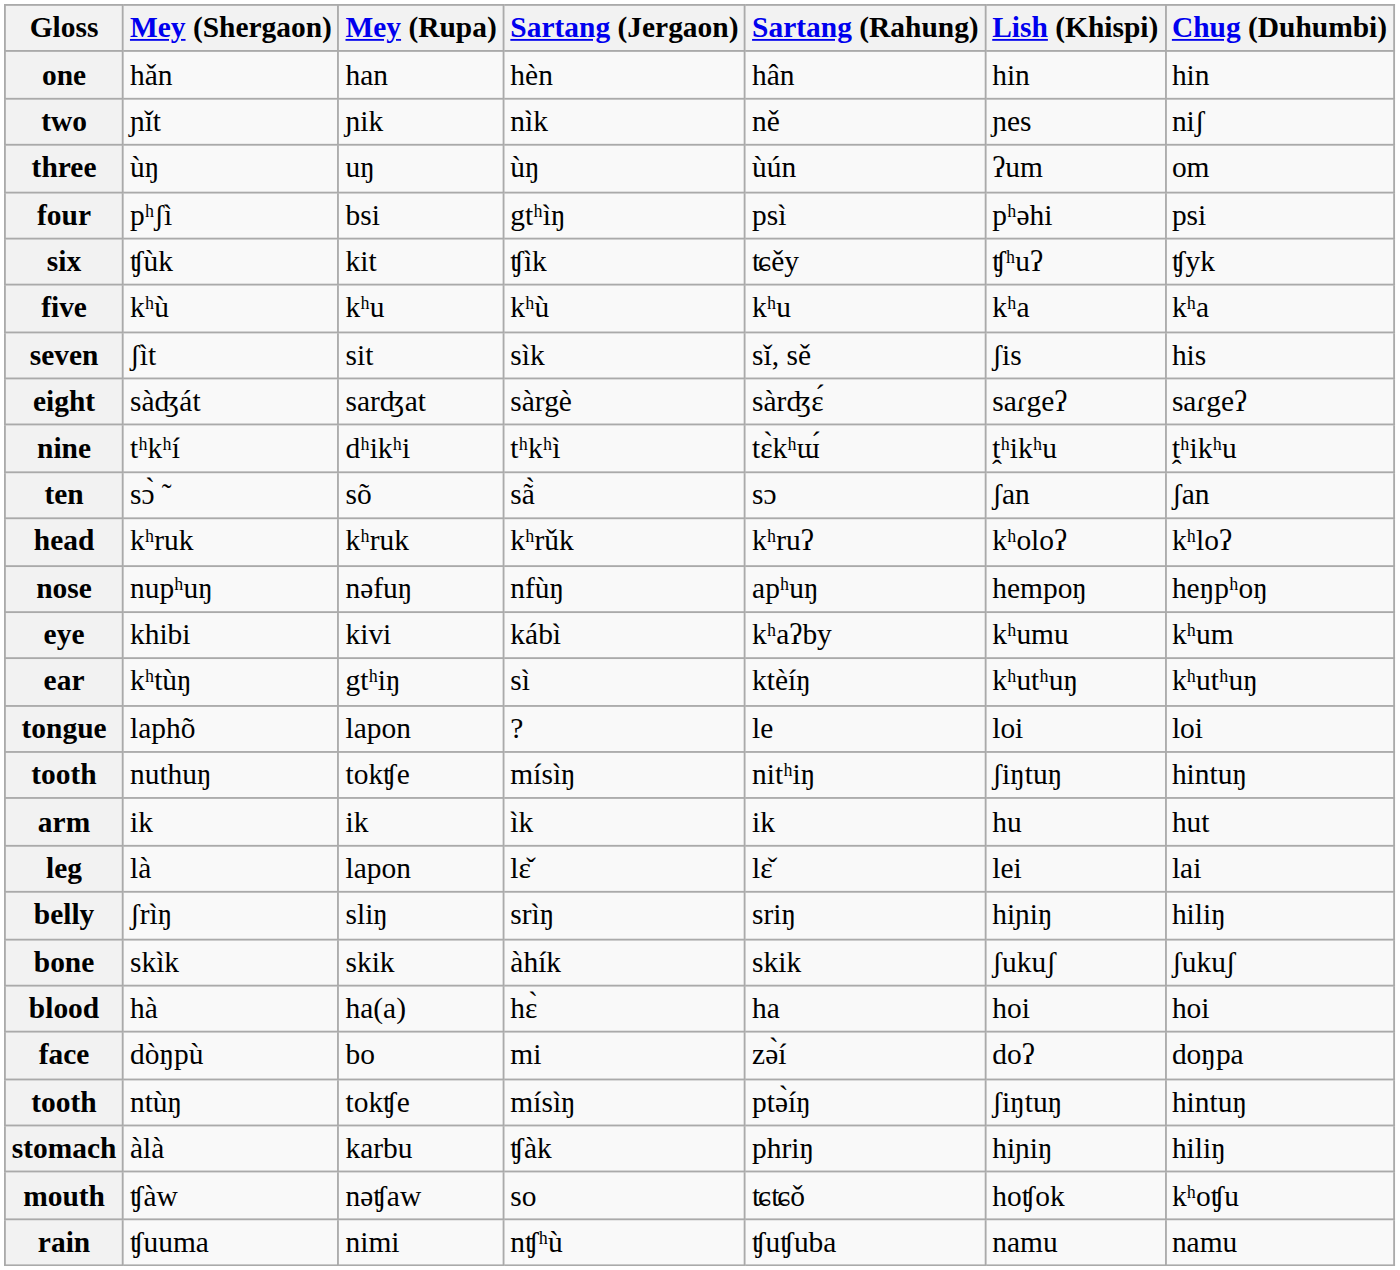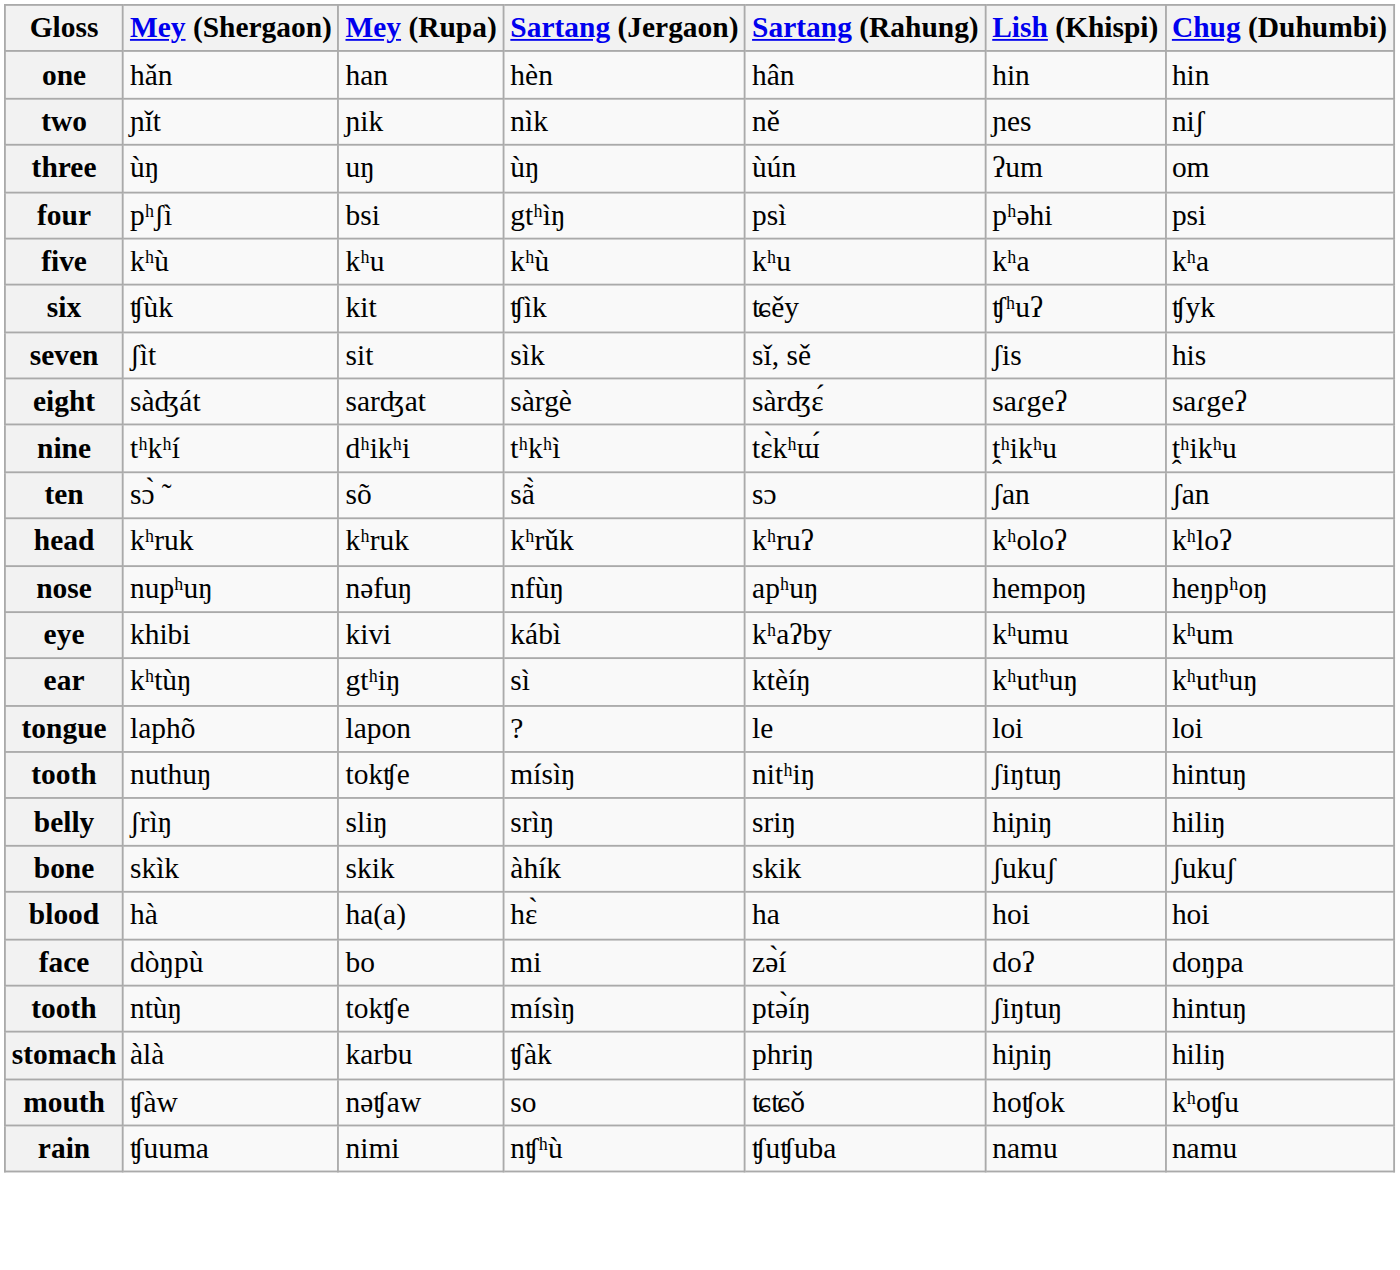rows swapped: (64, 307) <-> (64, 261)
- row: (64, 821)
- row: (64, 868)
